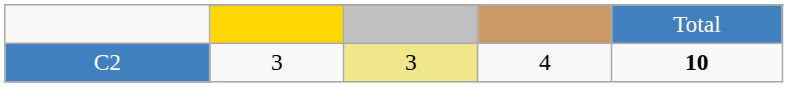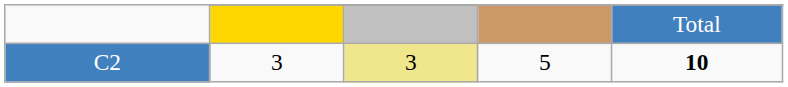(545, 62) 4 -> (545, 62) 5
